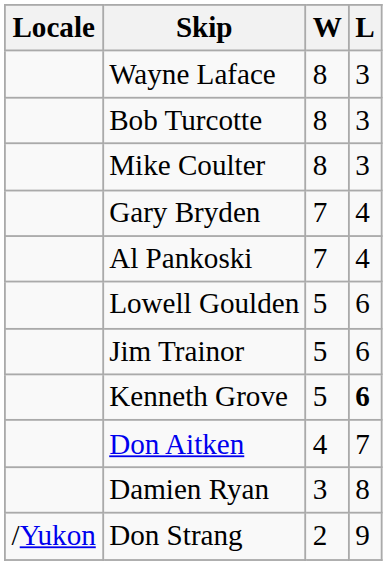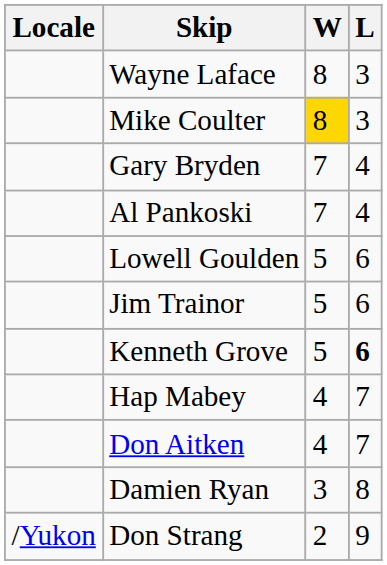- row: (186, 119)
(320, 166) no background -> (320, 119) gold background
+ row: (178, 397)
